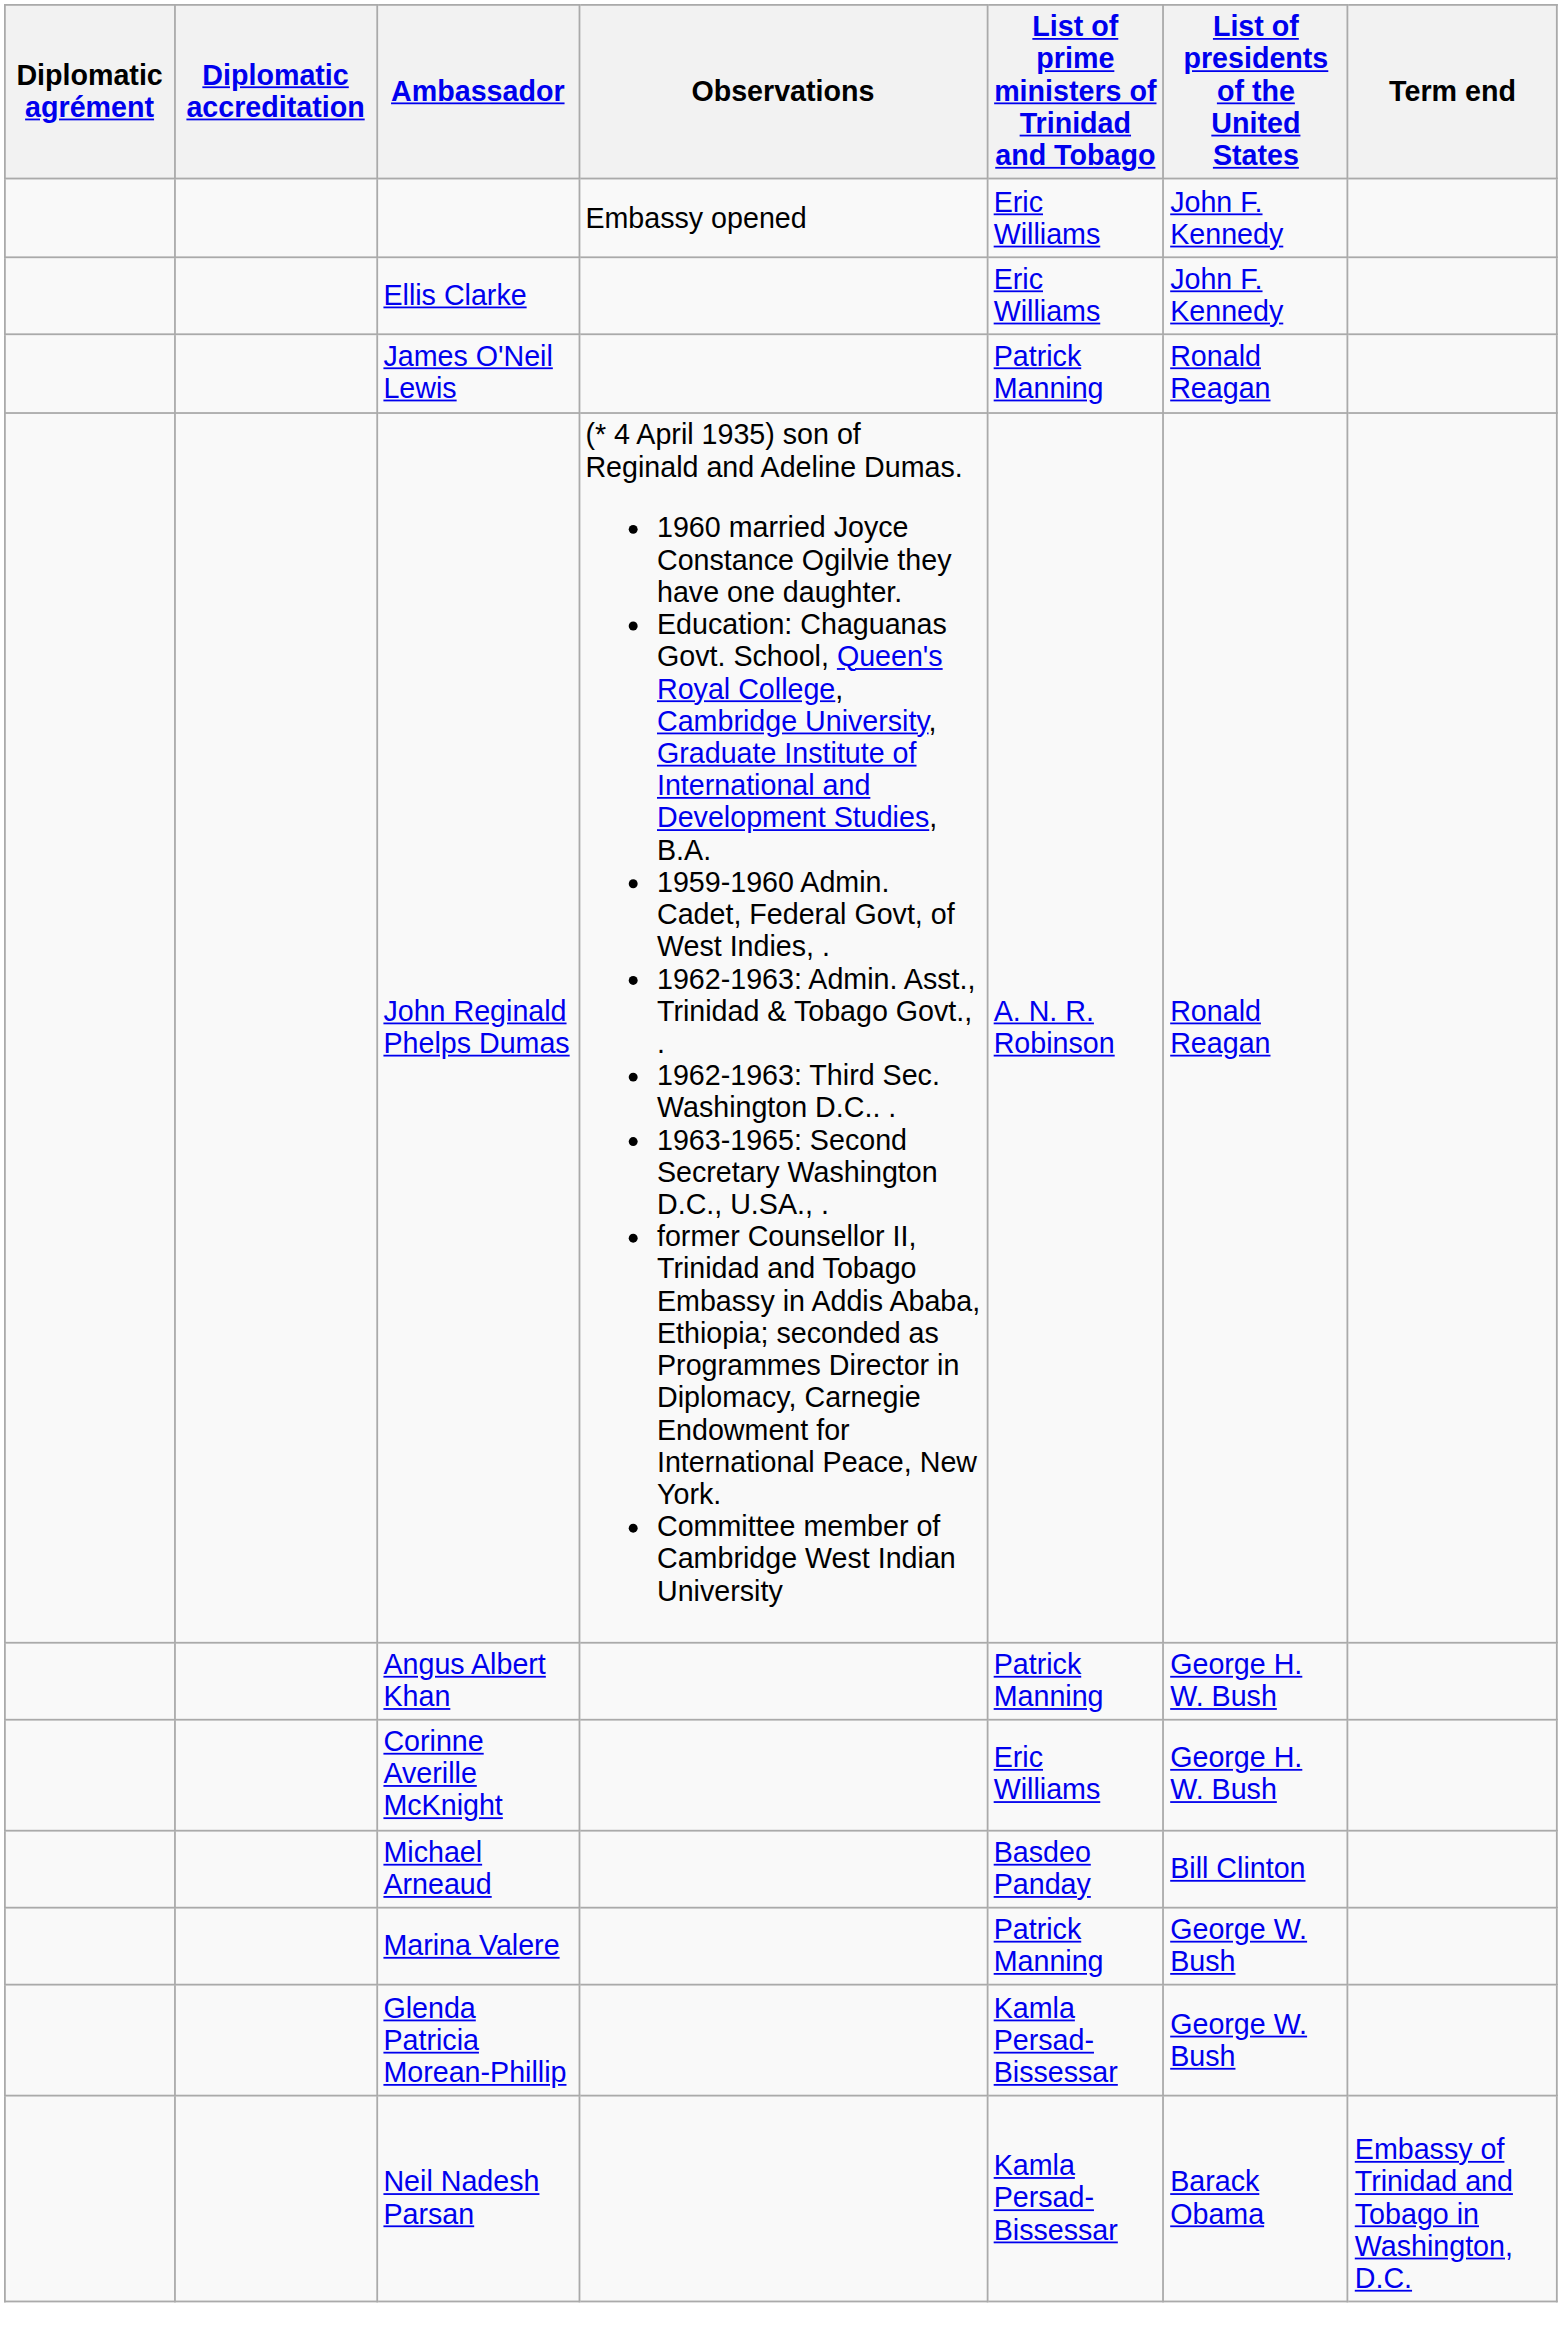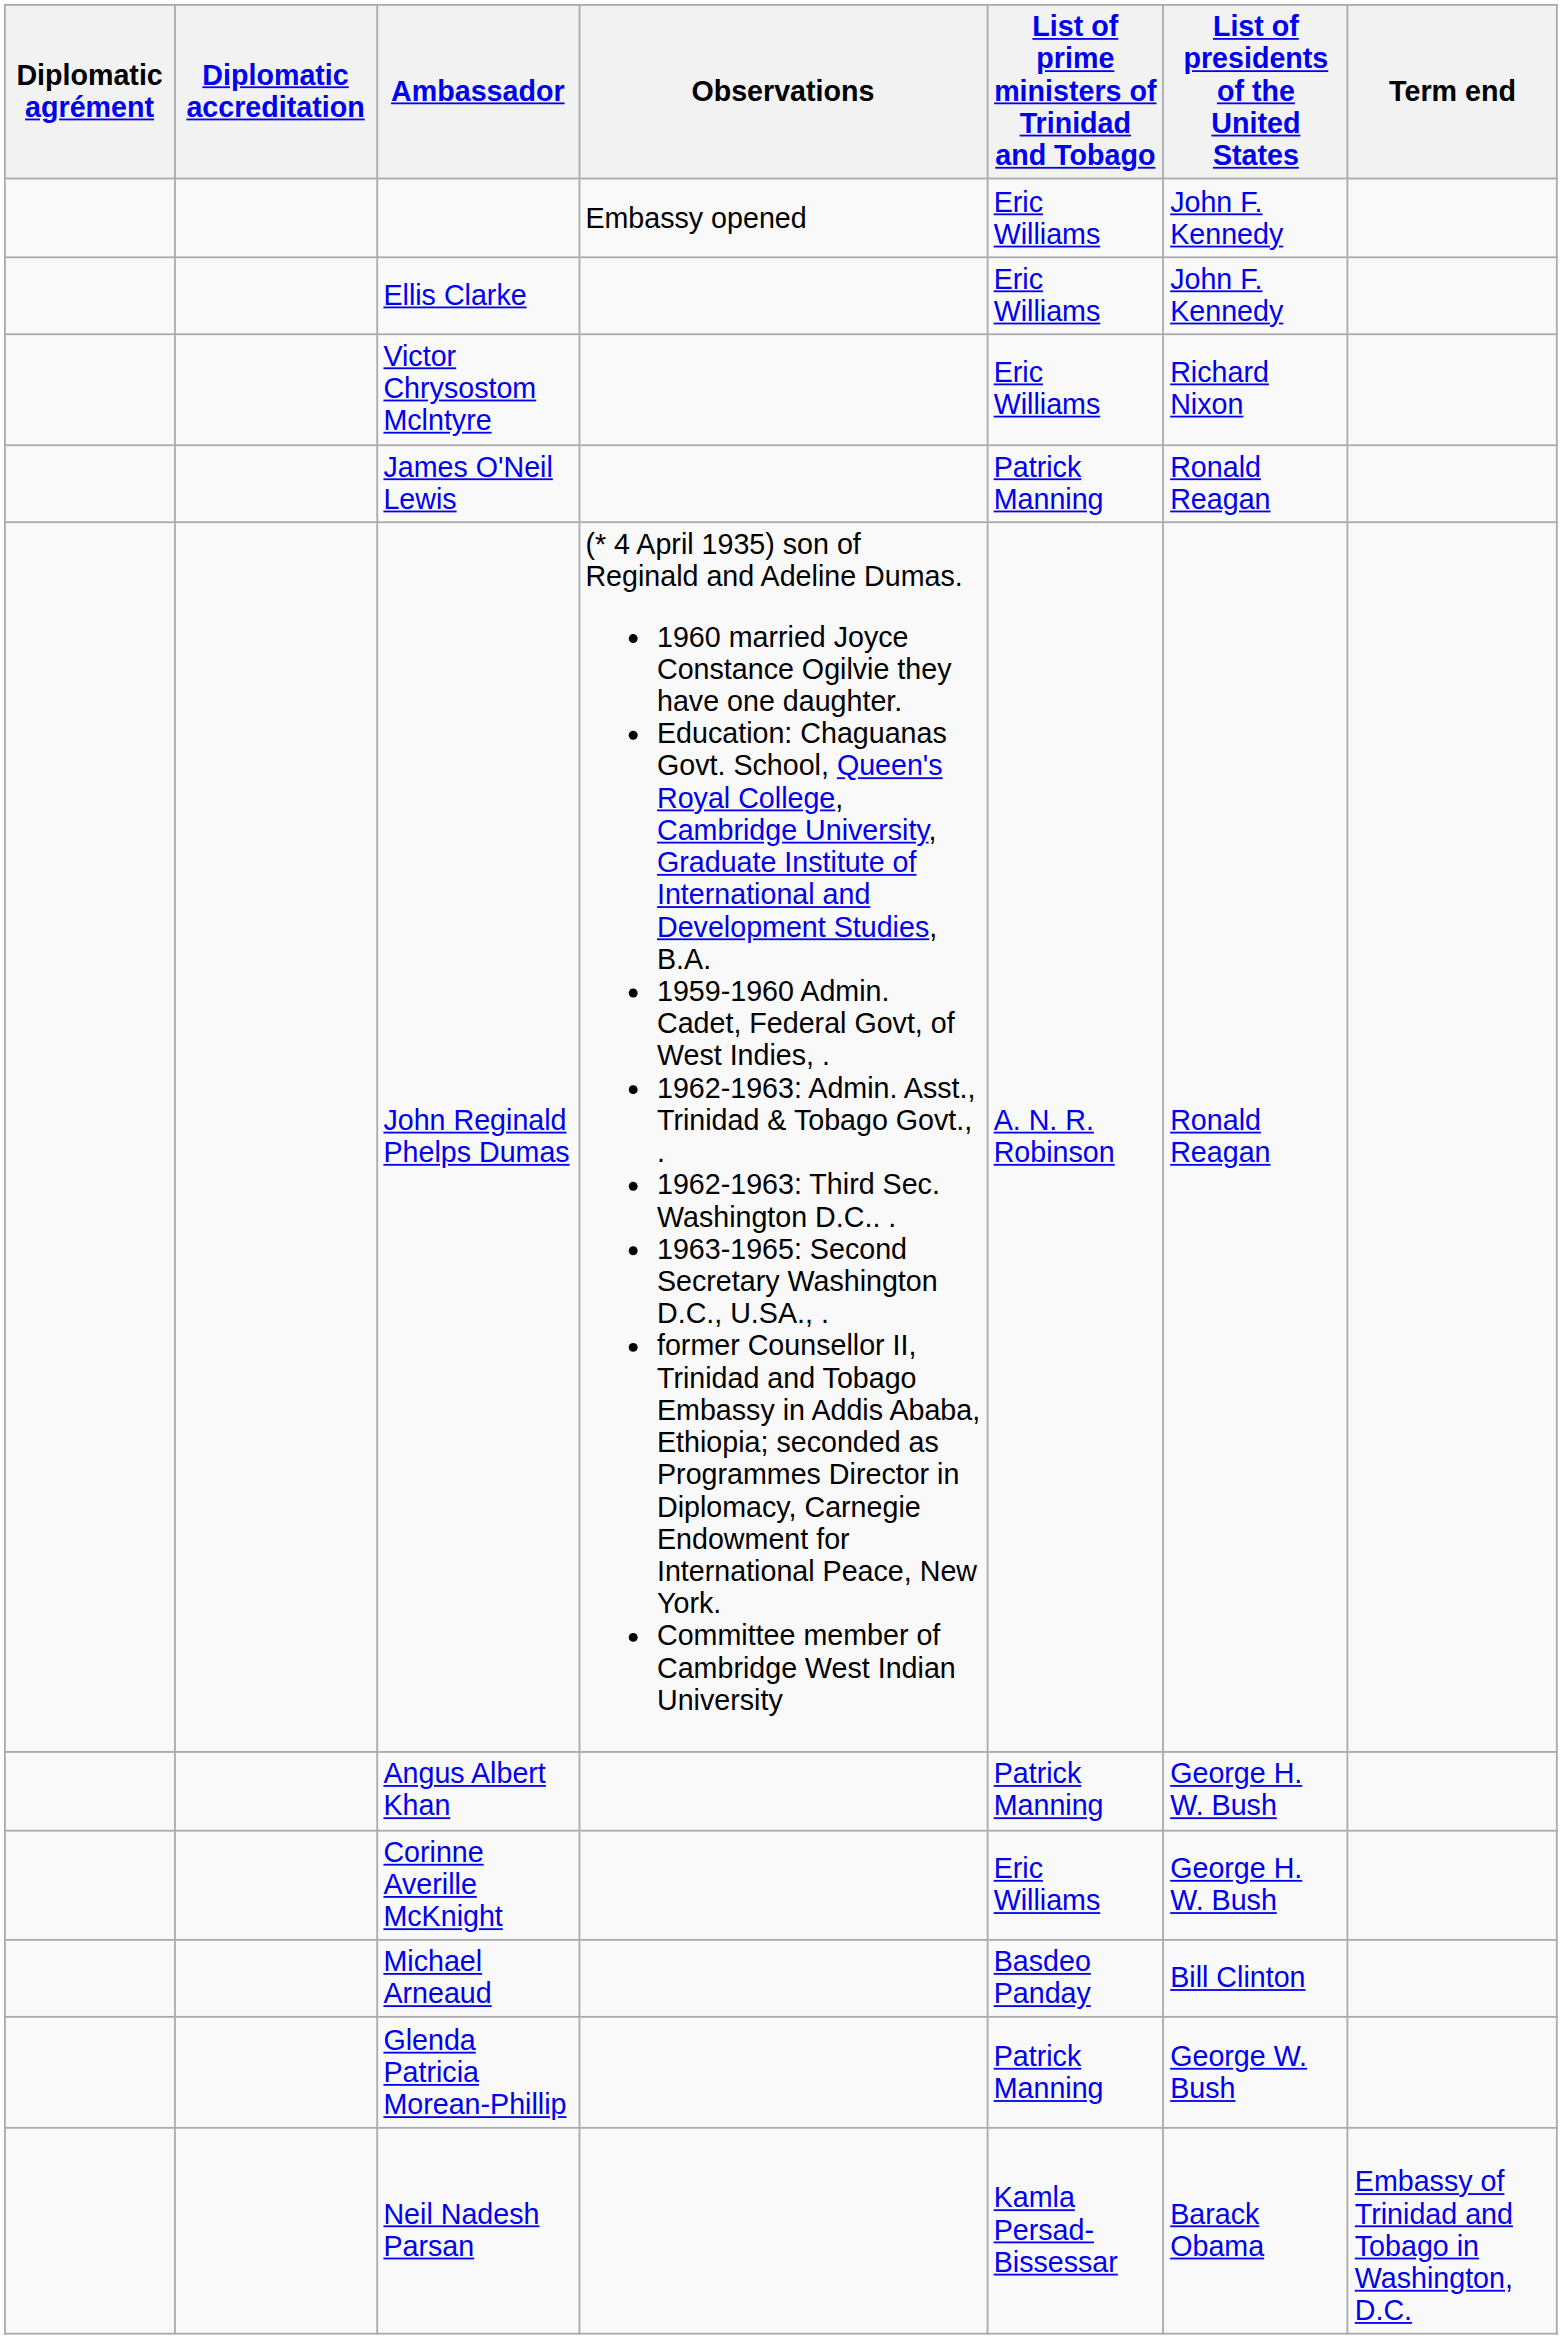+ row: (460, 389)
- row: (472, 1946)
(1056, 2039) Kamla Persad-Bissessar -> (1049, 2072) Patrick Manning
